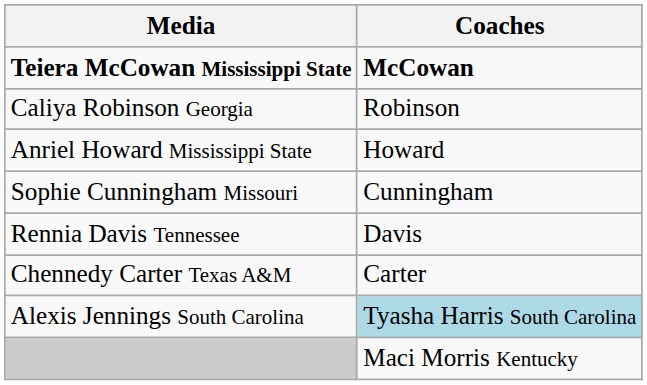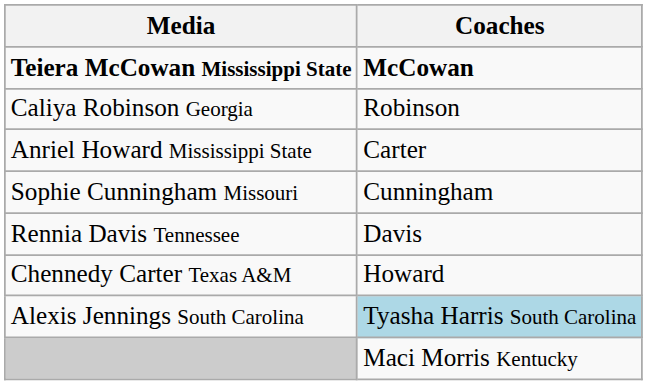(404, 150) Howard -> (395, 150) Carter
(395, 275) Carter -> (404, 275) Howard
